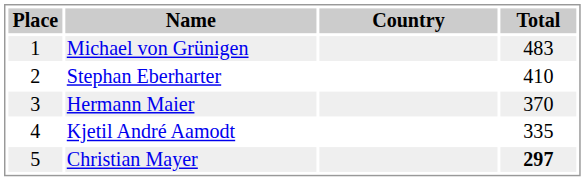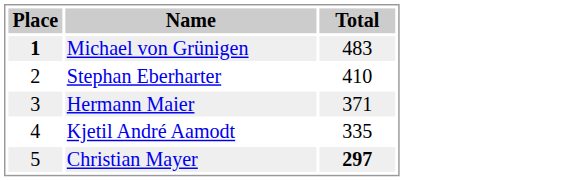- column: (408, 21)
(35, 49) normal -> (35, 49) bold
(538, 104) 370 -> (357, 104) 371
